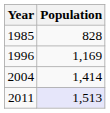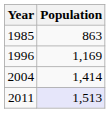(92, 35) 828 -> (92, 35) 863
